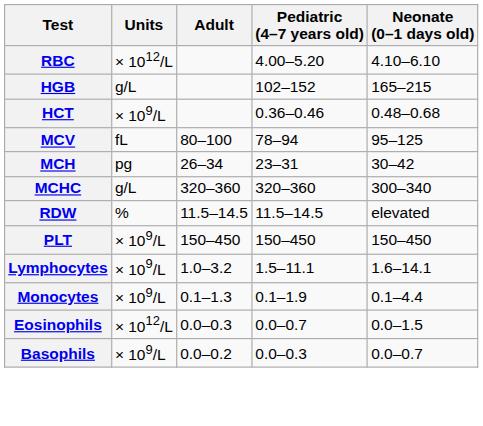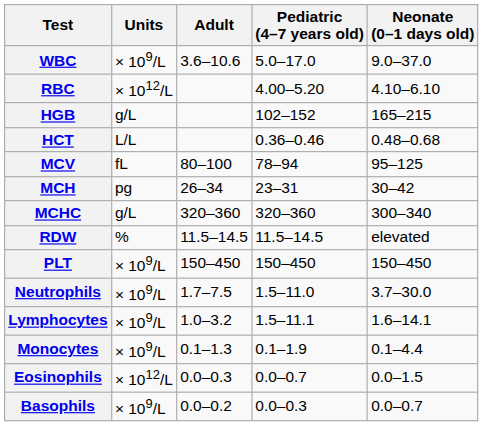+ row: (58, 60)
(140, 113) × 109/L -> (126, 139) L/L
+ row: (58, 292)
